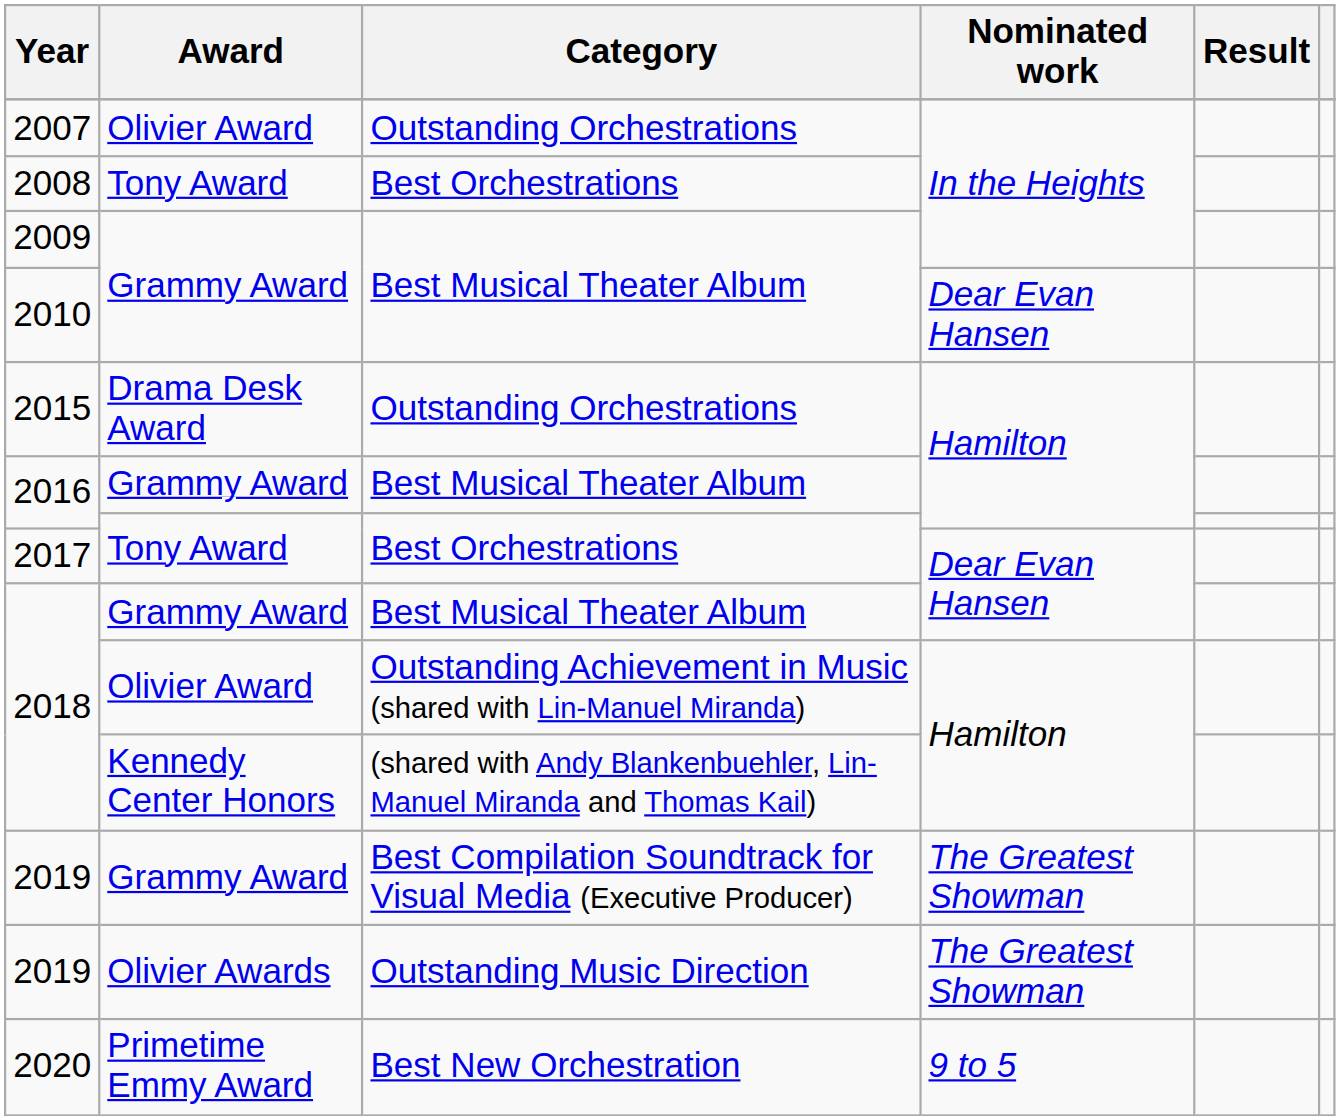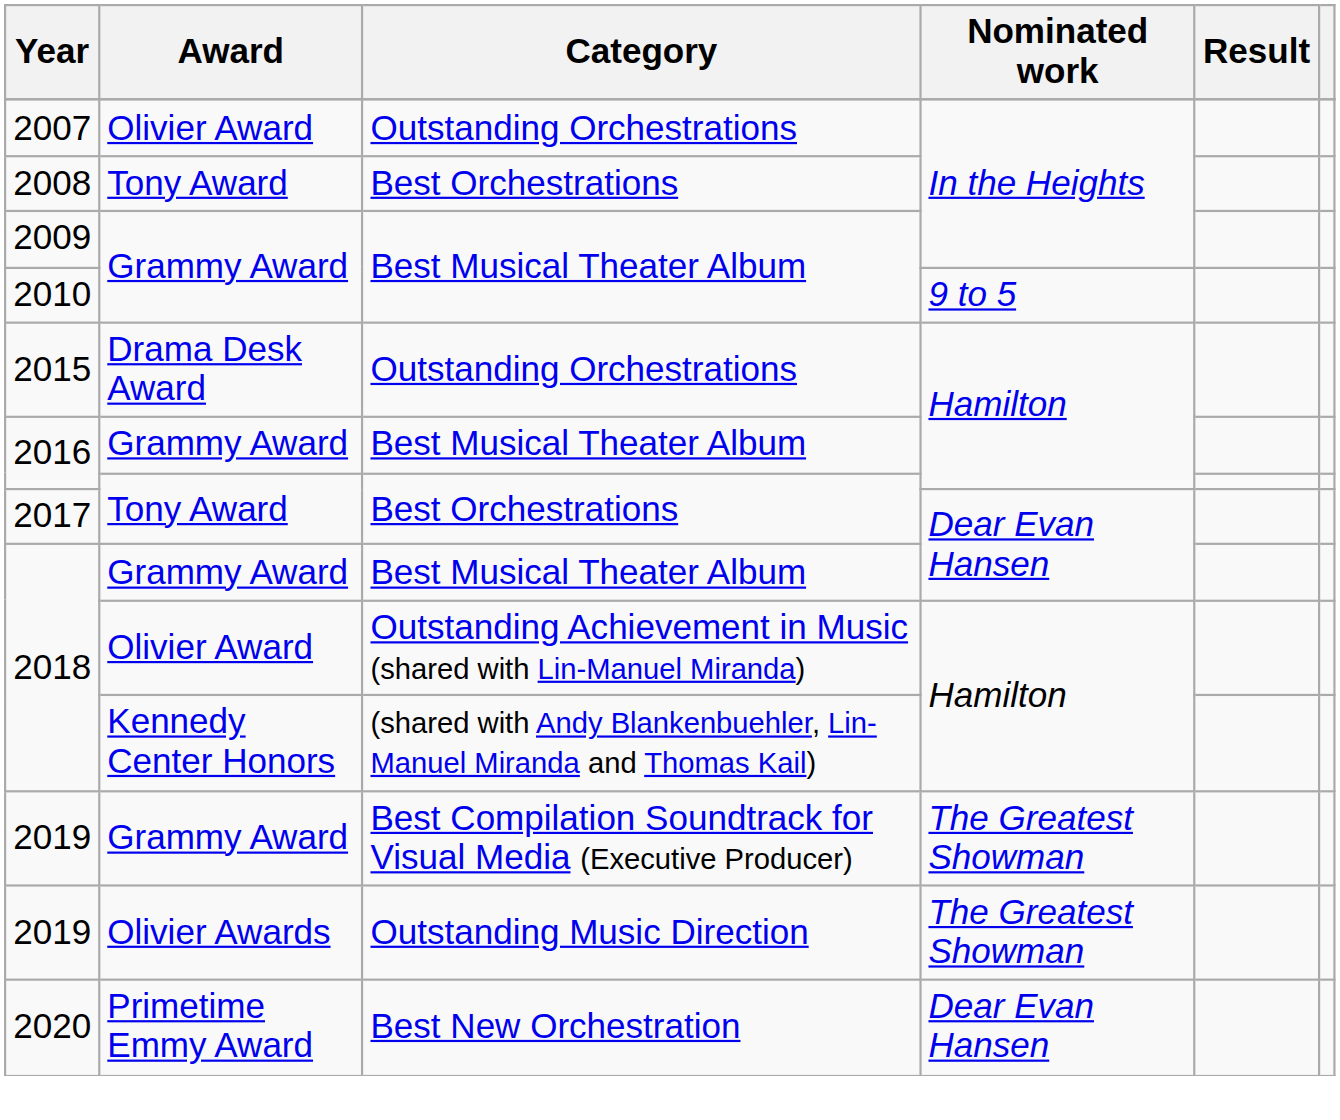(1011, 313) Dear Evan Hansen -> (972, 293) 9 to 5
(972, 1066) 9 to 5 -> (1011, 1027) Dear Evan Hansen
